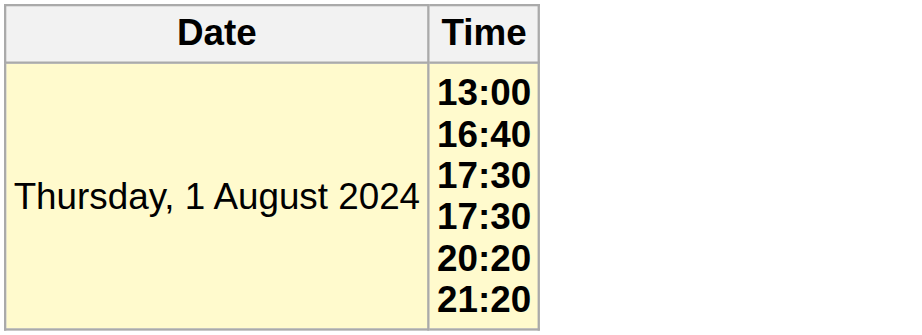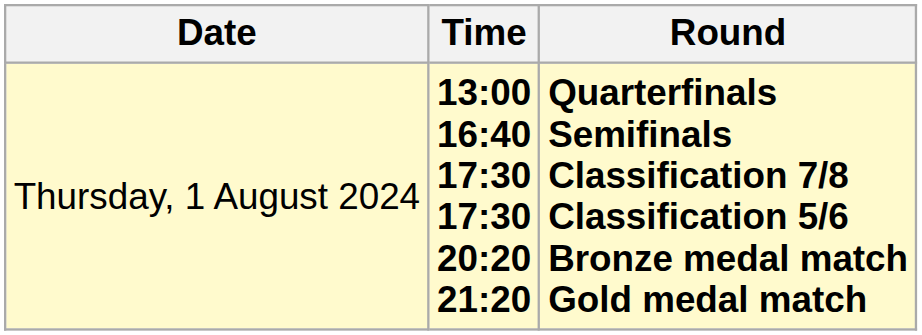+ column: (728, 33)
